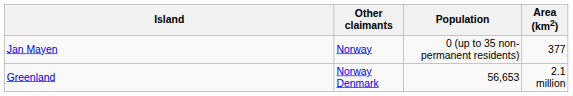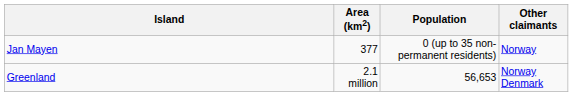columns swapped: (545, 20) <-> (369, 19)
